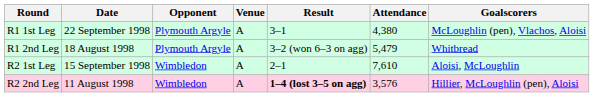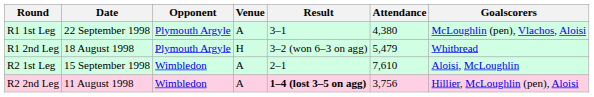(240, 48) A -> (240, 48) H
(385, 83) 3,576 -> (385, 83) 3,756
